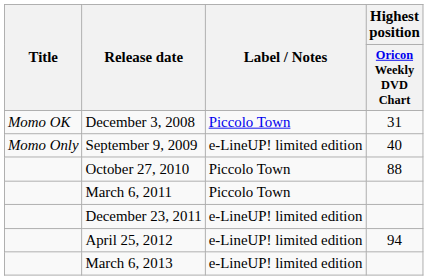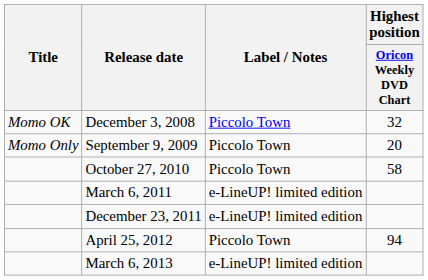(394, 122) 31 -> (394, 122) 32
(286, 145) e-LineUP! limited edition -> (250, 145) Piccolo Town
(394, 145) 40 -> (394, 145) 20
(394, 169) 88 -> (394, 169) 58
(250, 192) Piccolo Town -> (286, 192) e-LineUP! limited edition
(286, 240) e-LineUP! limited edition -> (250, 240) Piccolo Town
